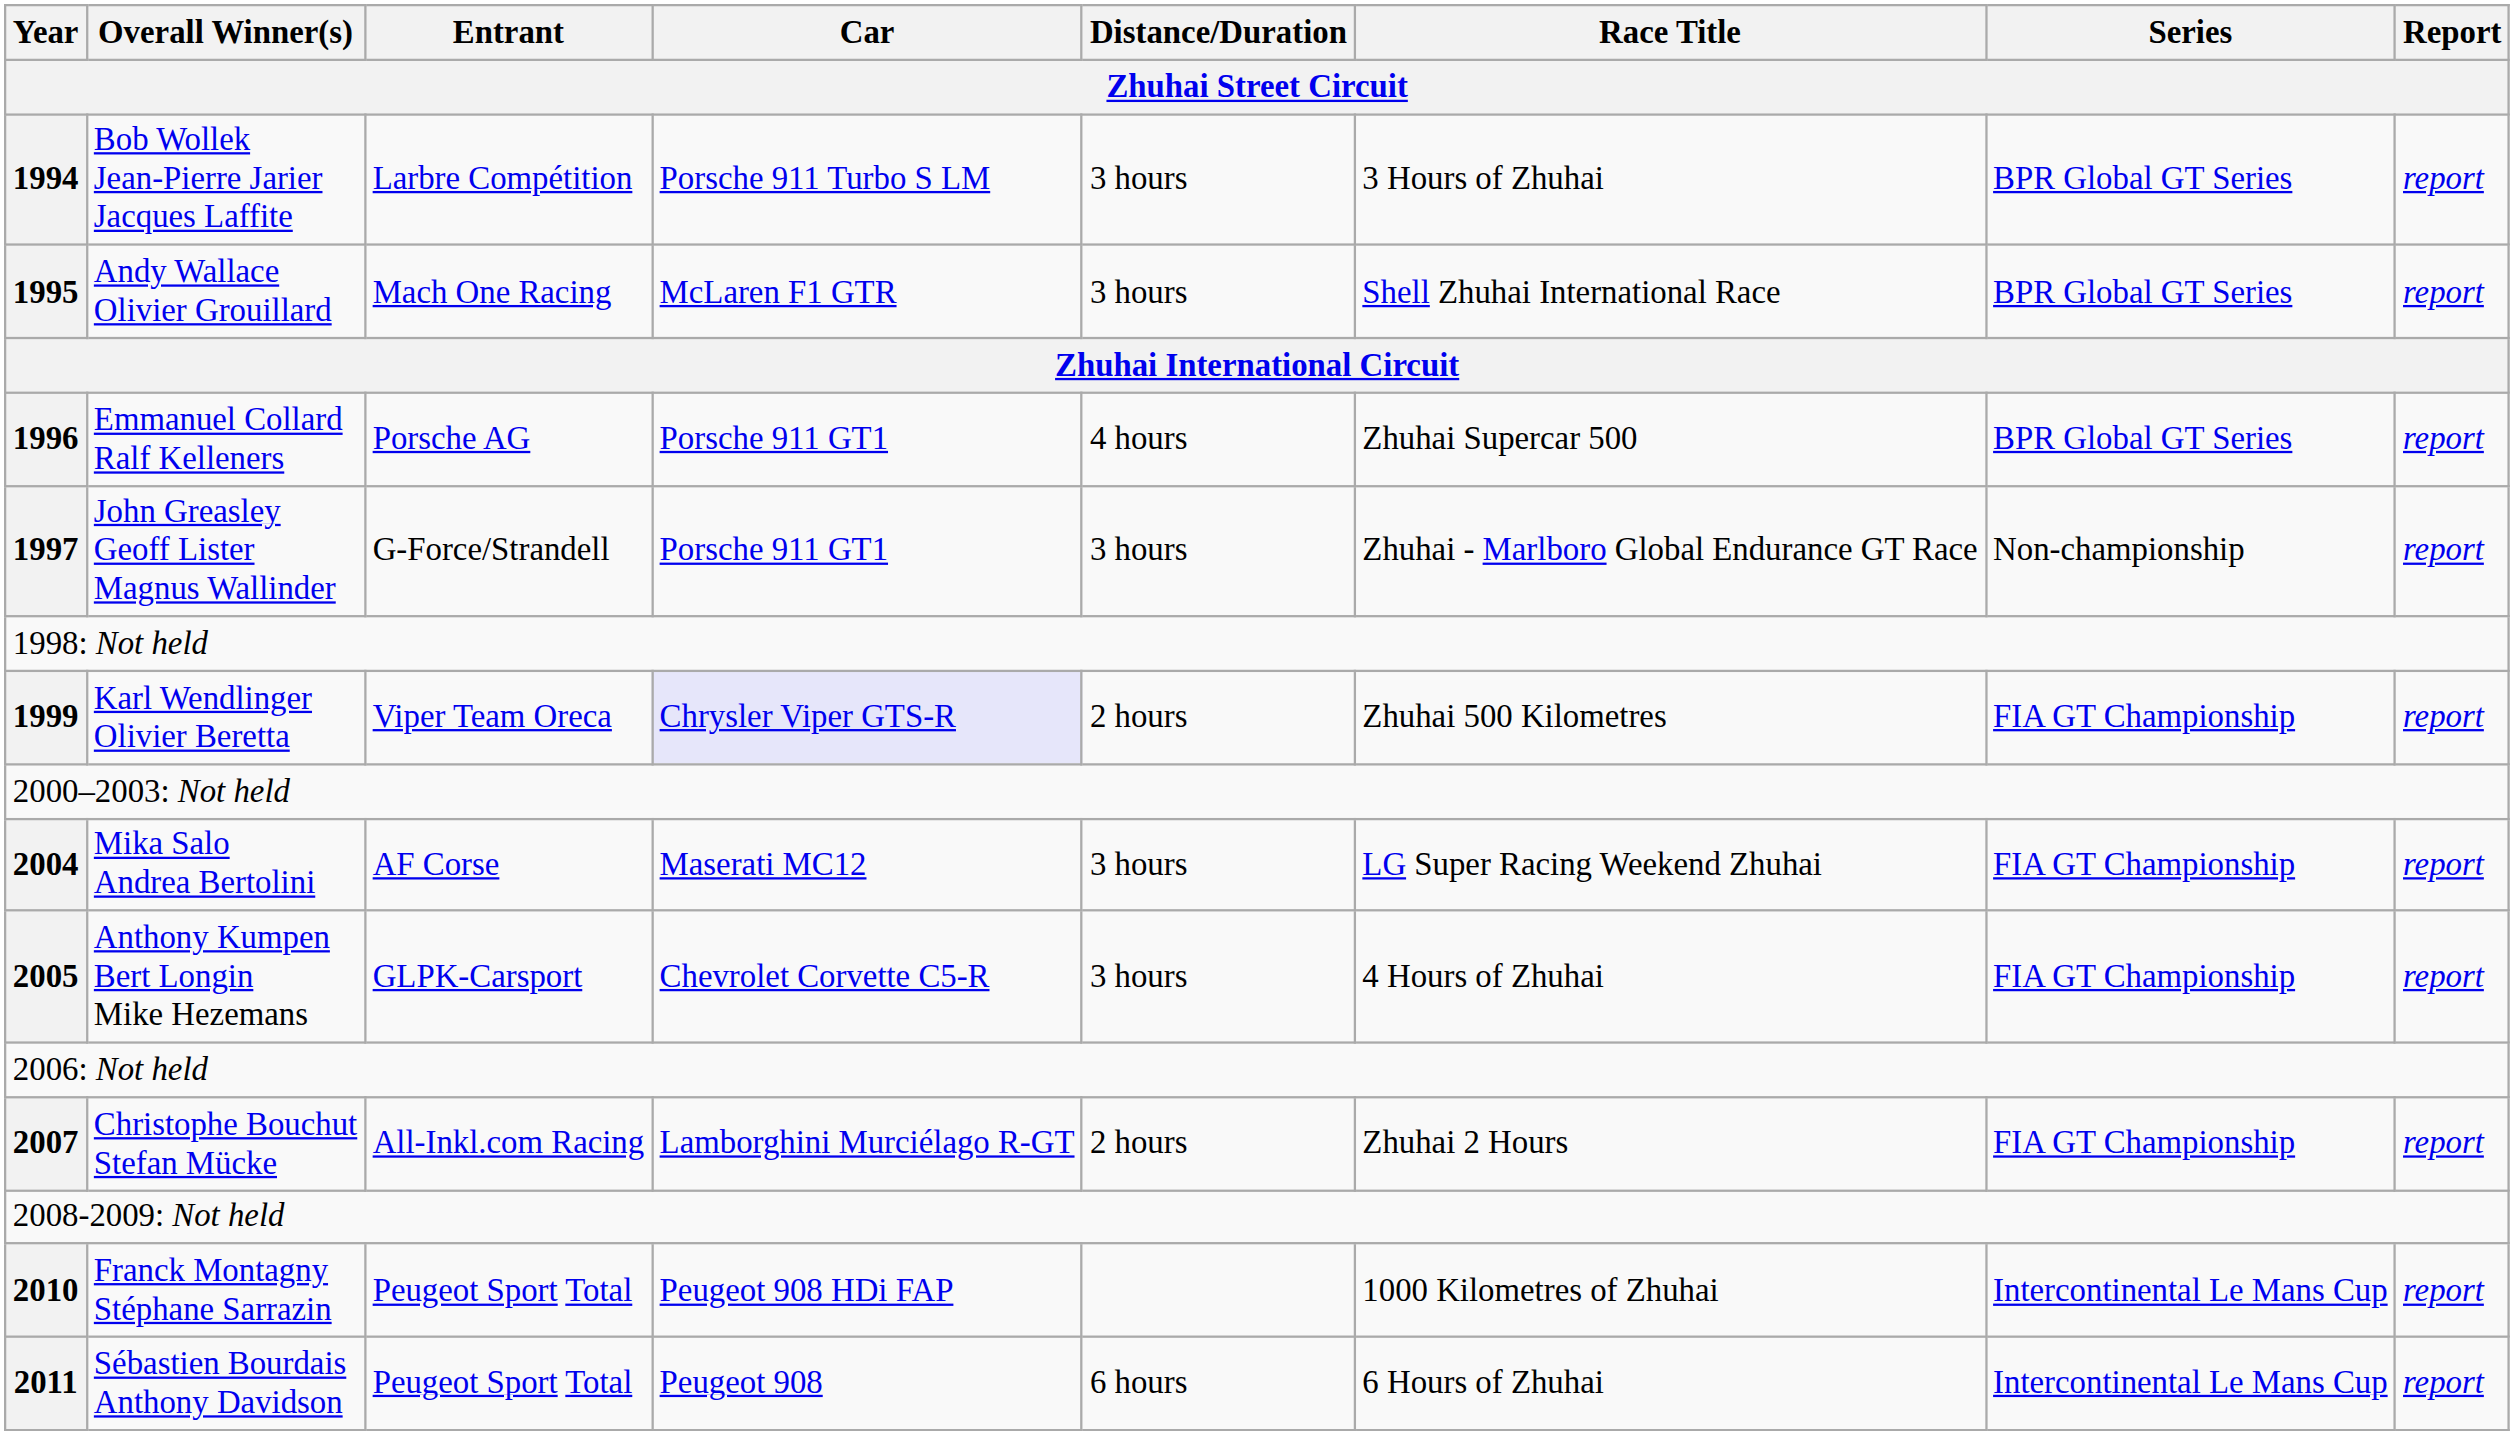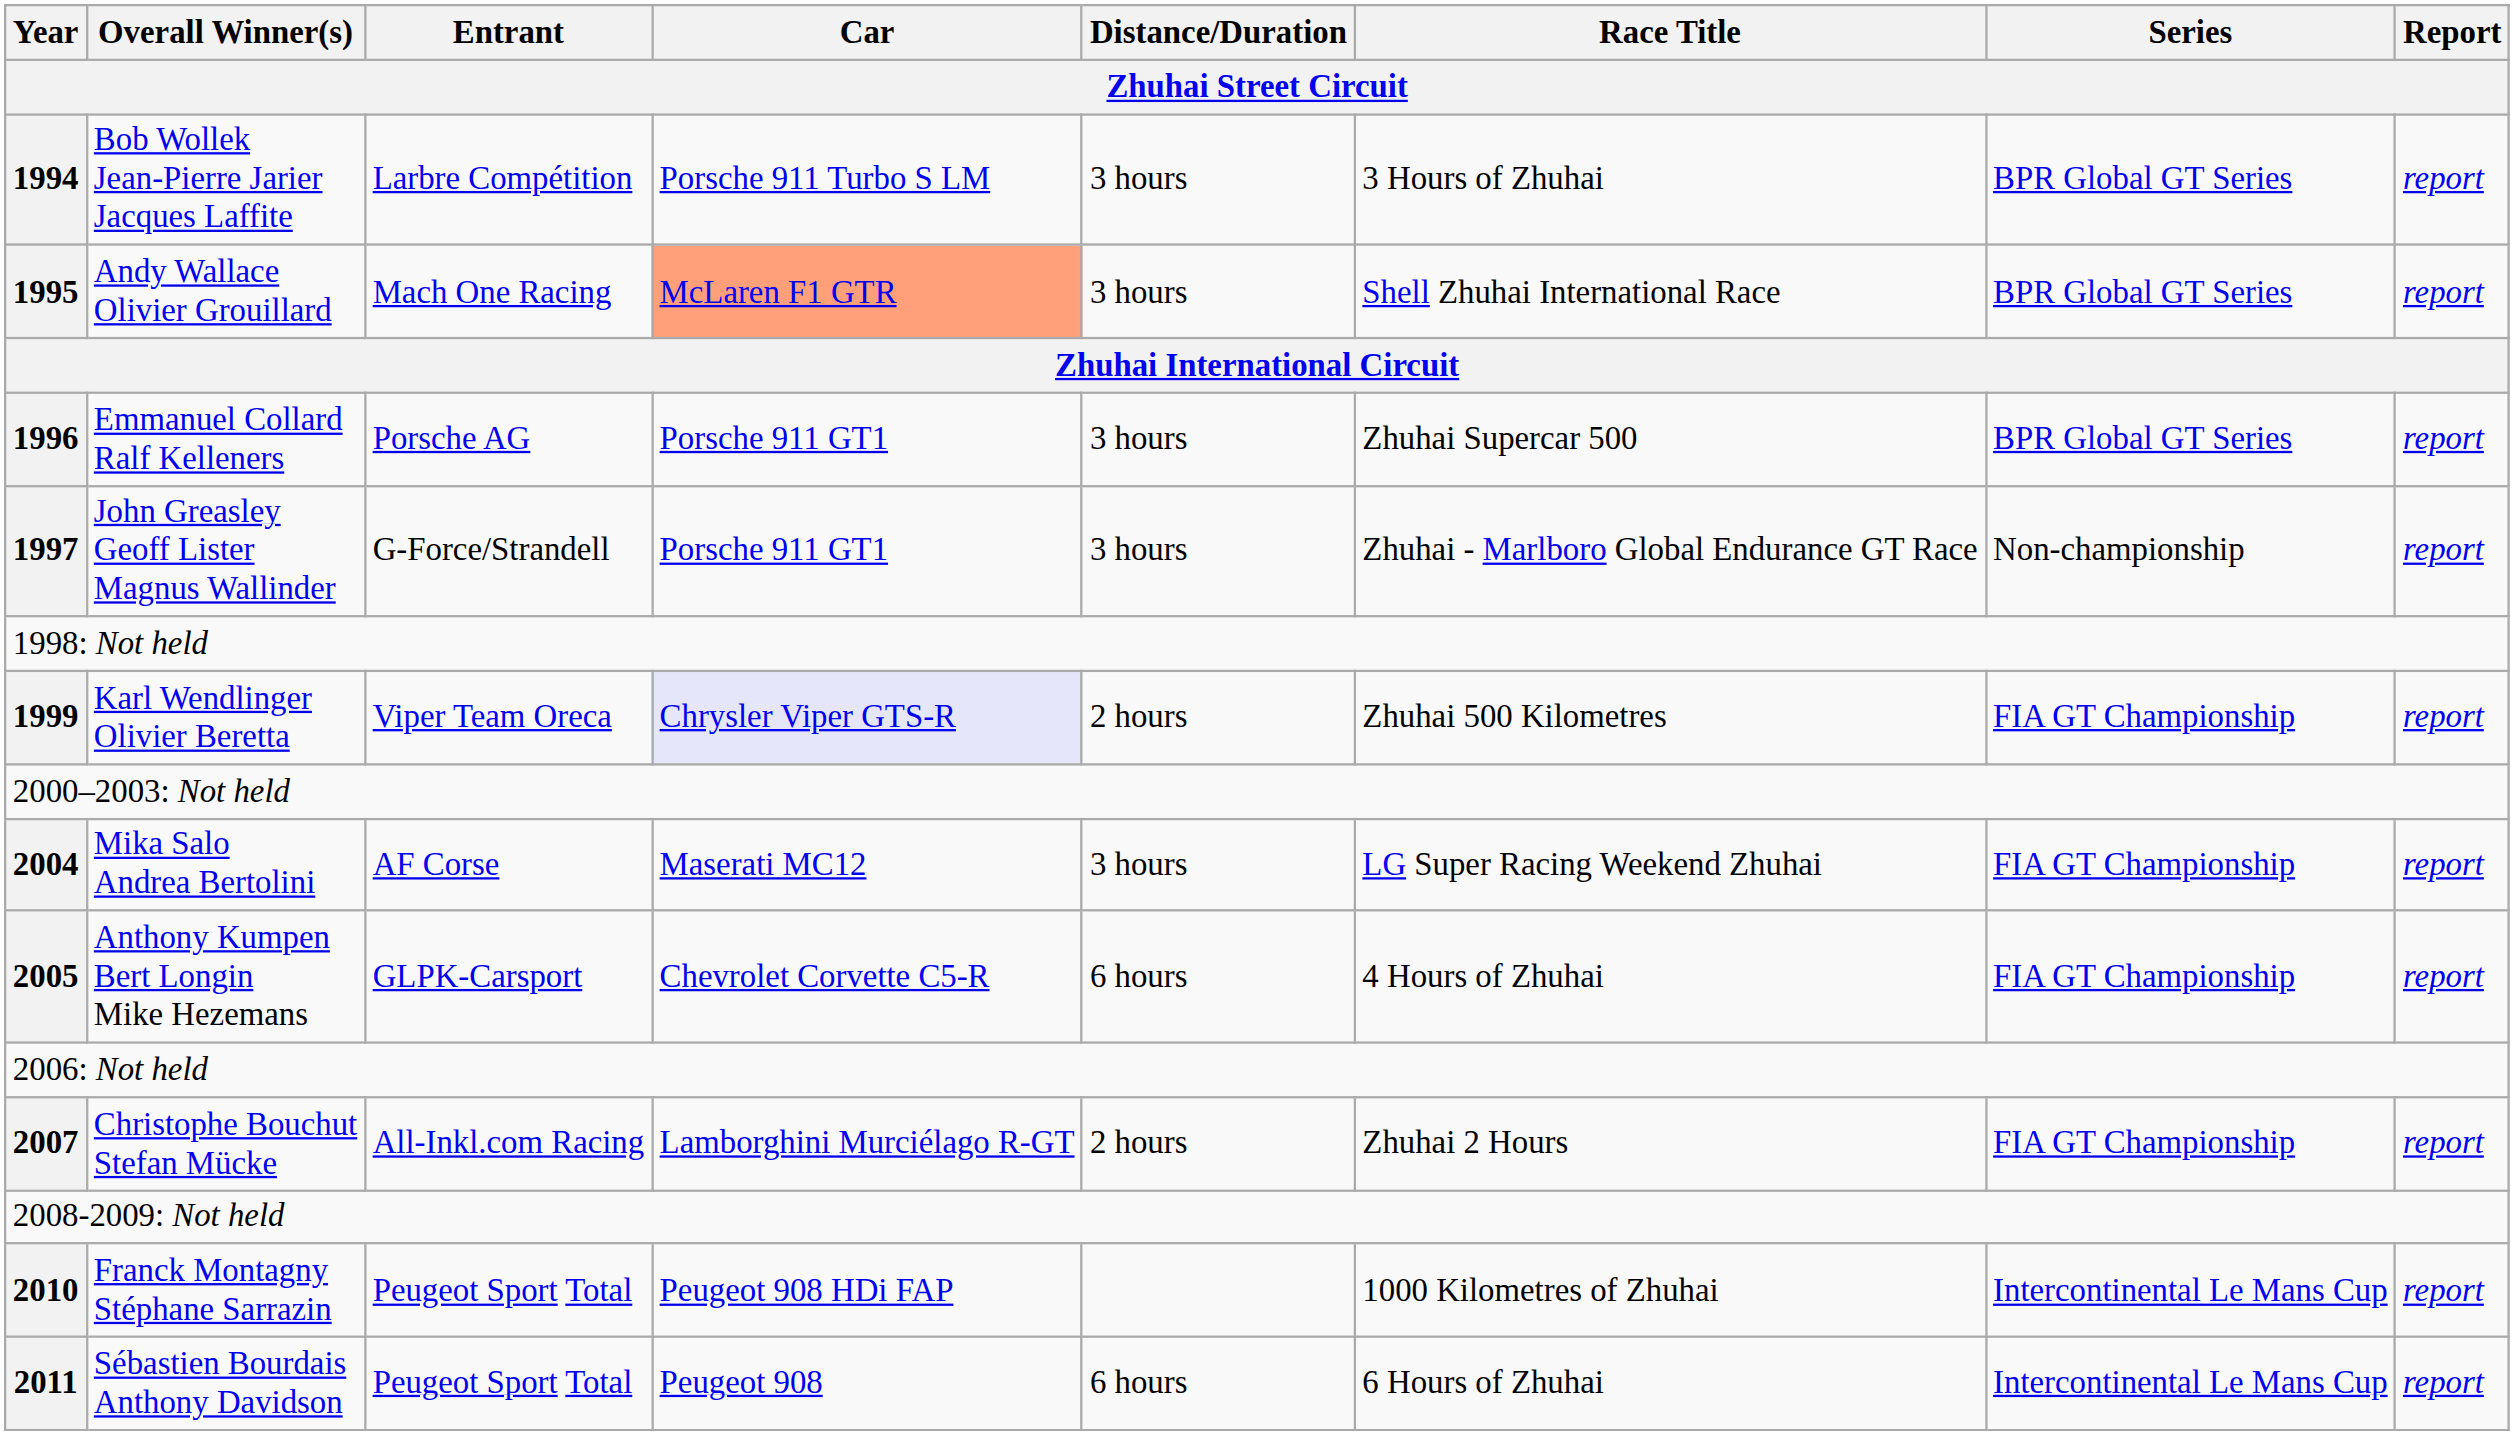(778, 291) no background -> (778, 291) lightsalmon background
(1139, 438) 4 hours -> (1139, 438) 3 hours
(1139, 976) 3 hours -> (1139, 976) 6 hours
